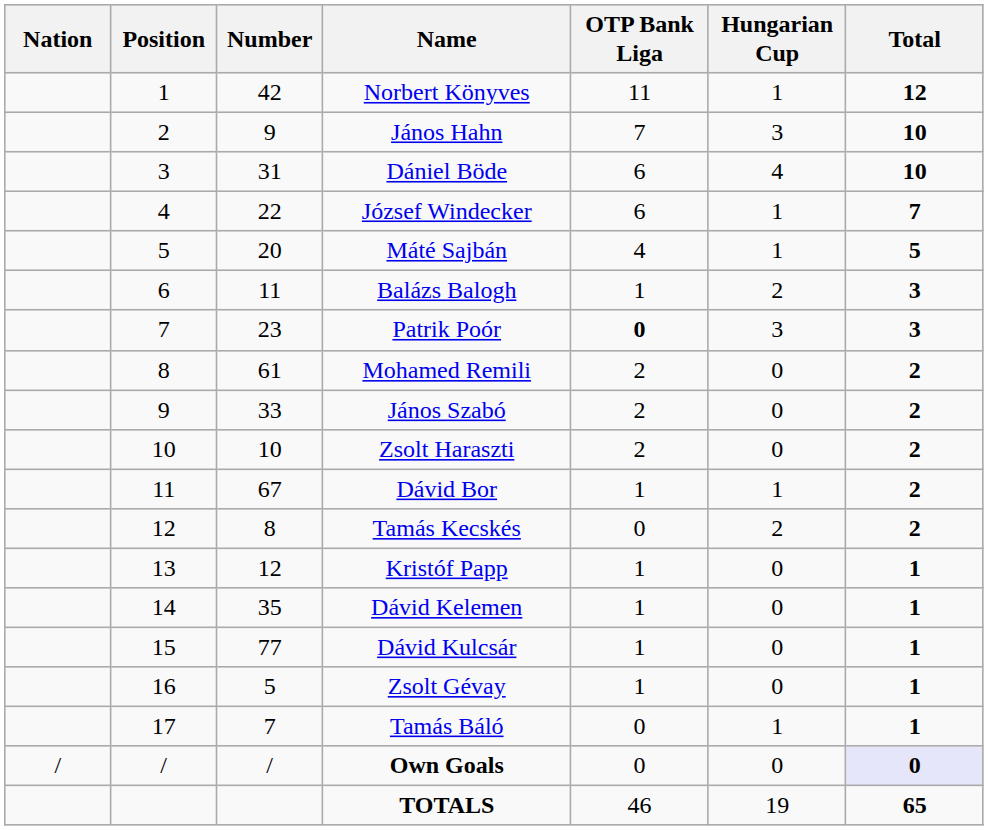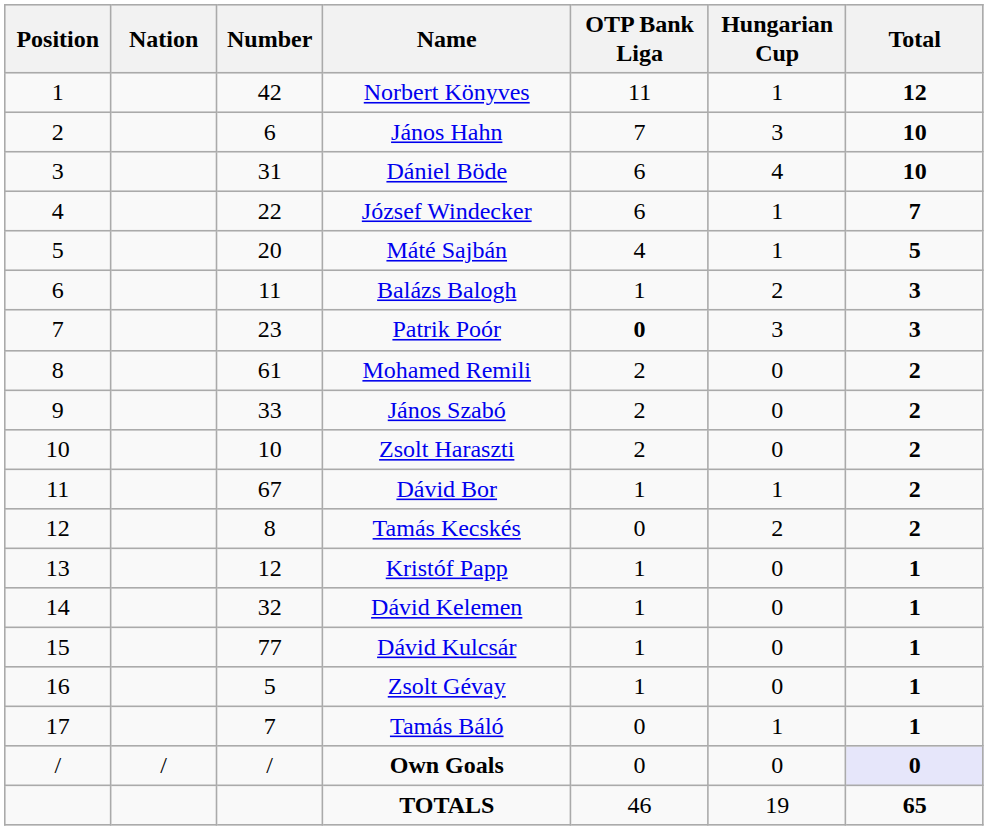columns swapped: (164, 38) <-> (58, 38)
(270, 132) 9 -> (270, 132) 6
(270, 607) 35 -> (270, 607) 32
